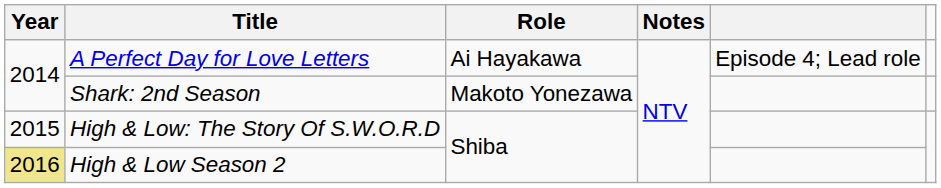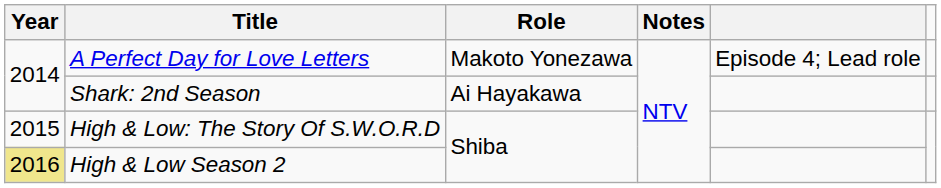(516, 57) Ai Hayakawa -> (541, 57) Makoto Yonezawa
(541, 93) Makoto Yonezawa -> (516, 93) Ai Hayakawa
